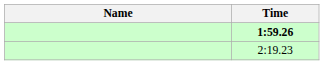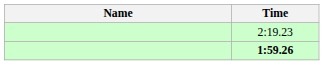rows swapped: (275, 32) <-> (275, 50)
